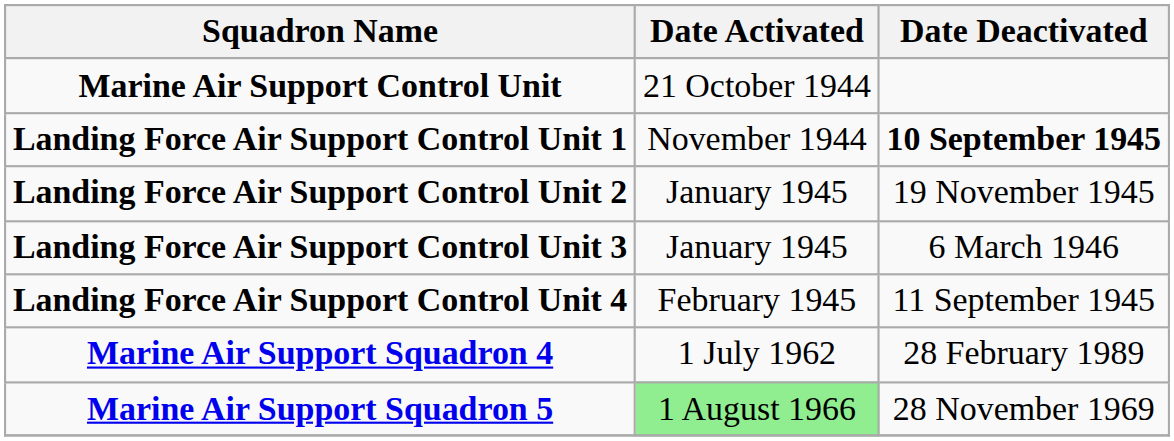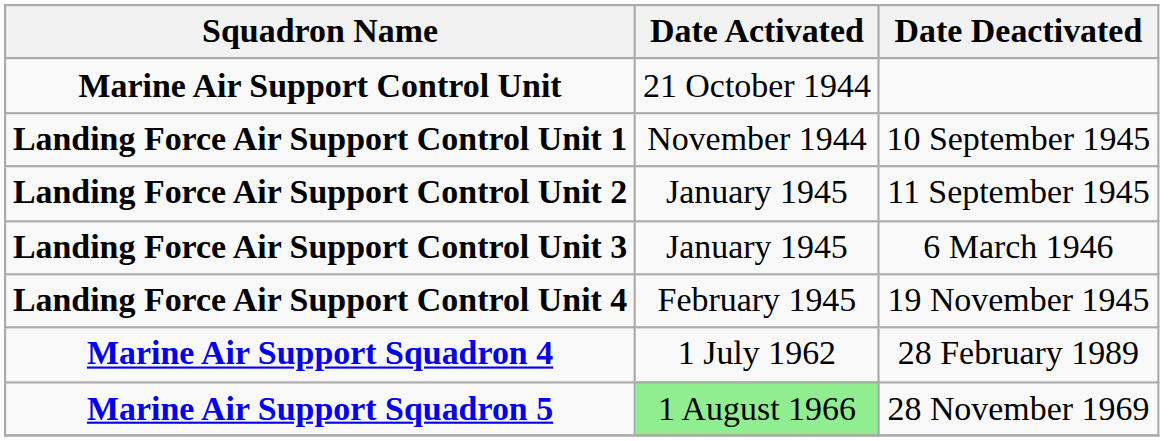(1024, 138) bold -> (1018, 138) normal
(1024, 192) 19 November 1945 -> (1018, 192) 11 September 1945
(1024, 300) 11 September 1945 -> (1018, 300) 19 November 1945
